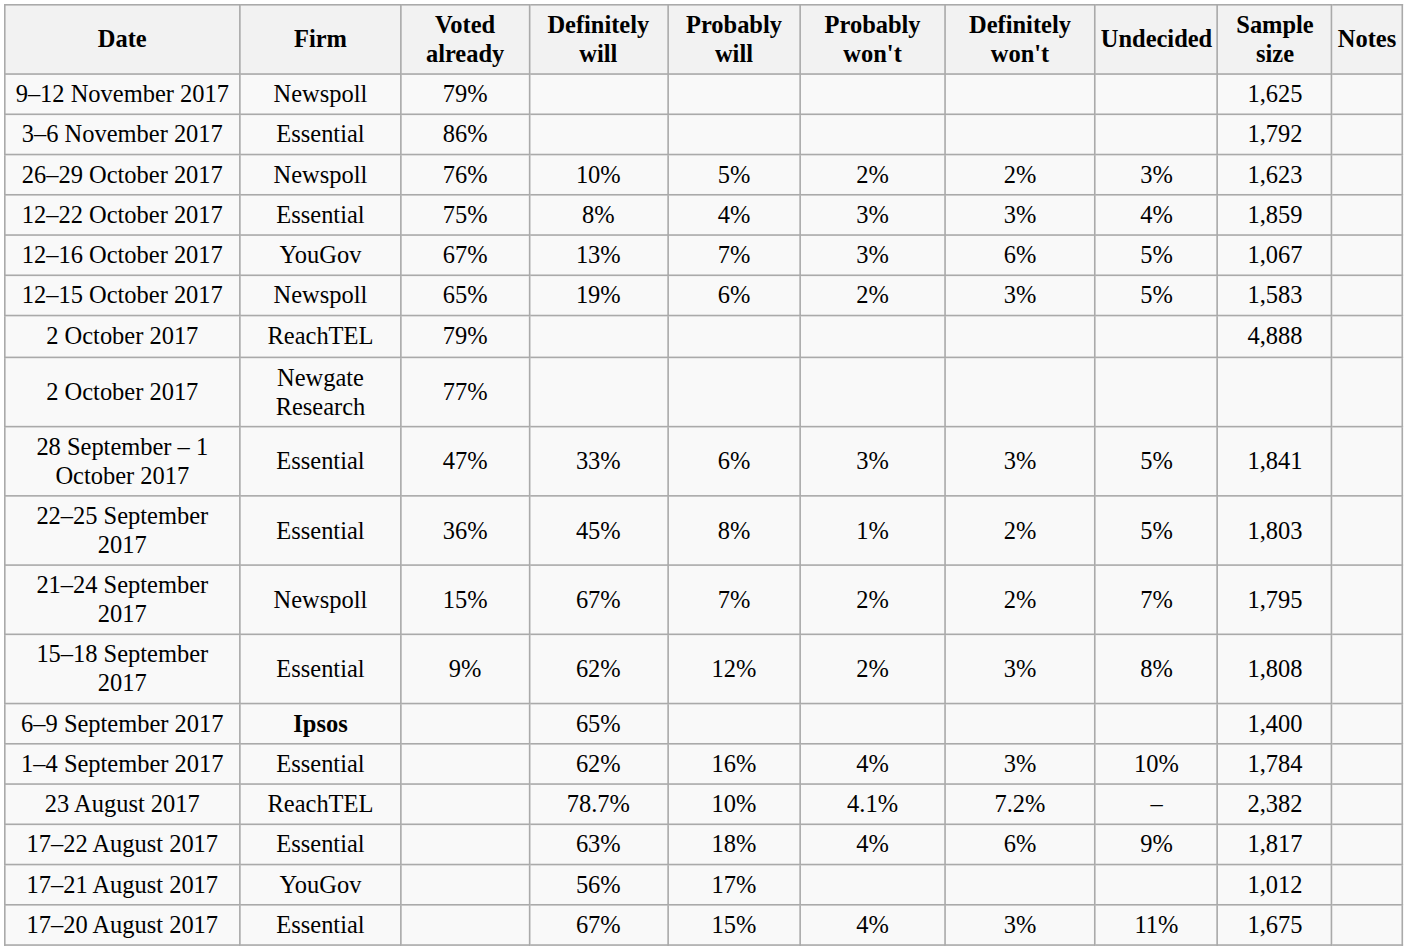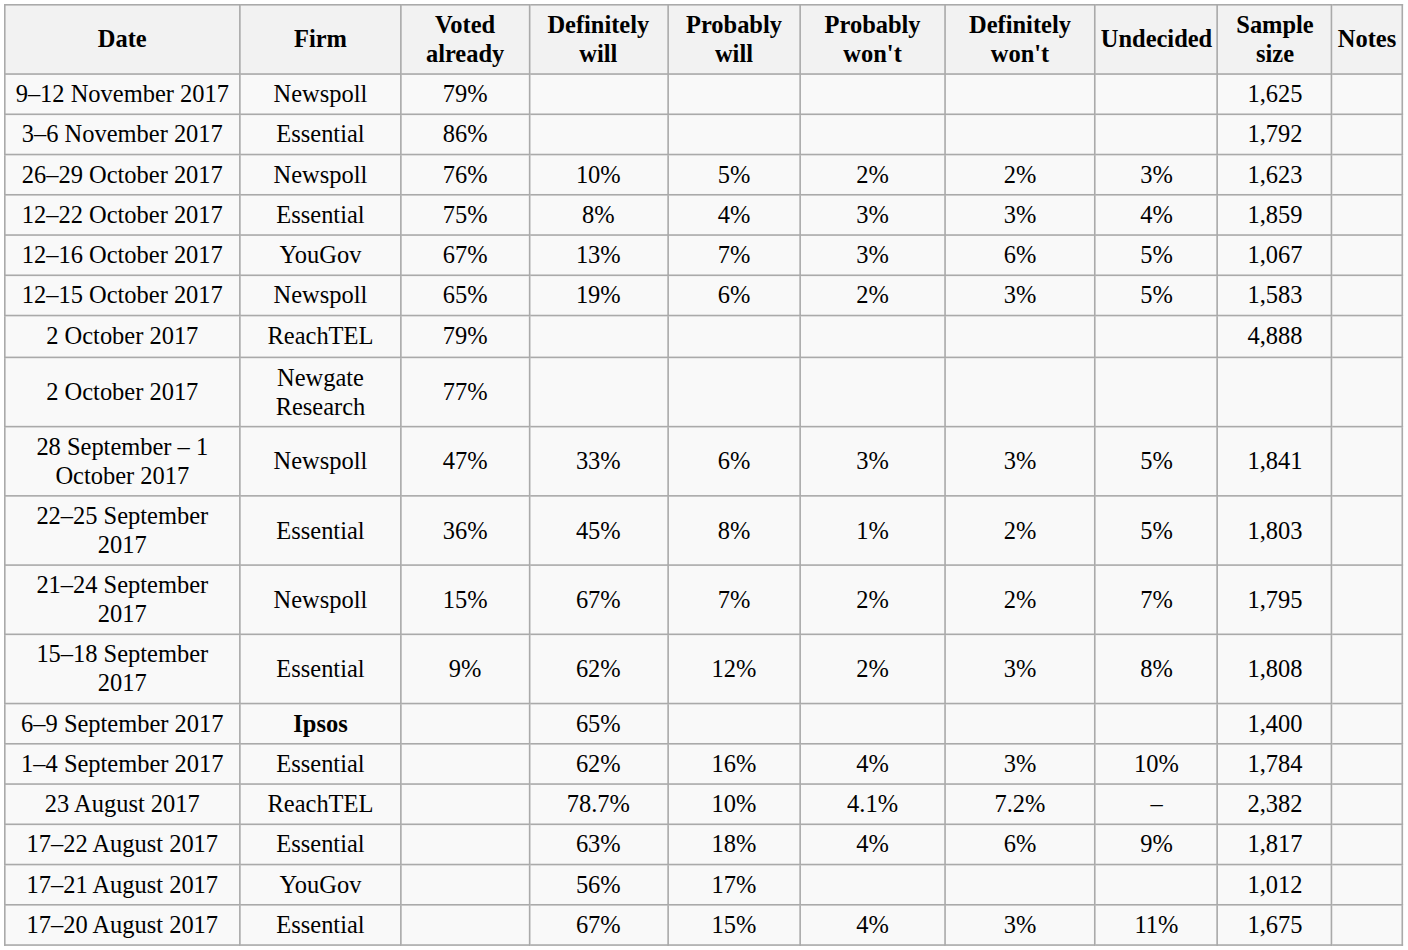(320, 460) Essential -> (320, 460) Newspoll
